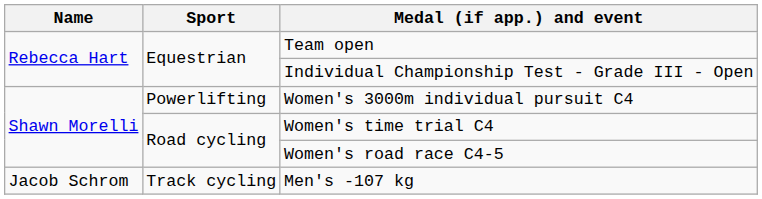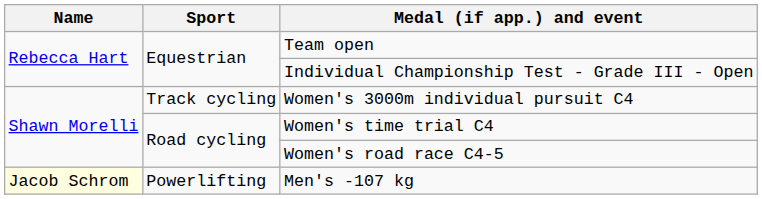(206, 100) Powerlifting -> (211, 100) Track cycling
(69, 181) no background -> (69, 181) lightyellow background
(211, 181) Track cycling -> (206, 181) Powerlifting
